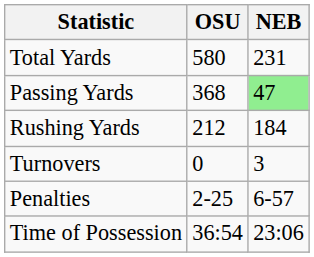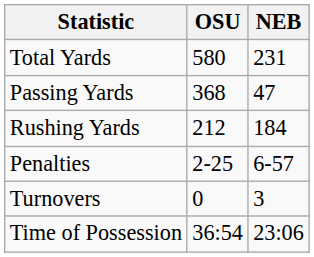(264, 92) lightgreen background -> (264, 92) no background
rows swapped: (50, 198) <-> (55, 163)
